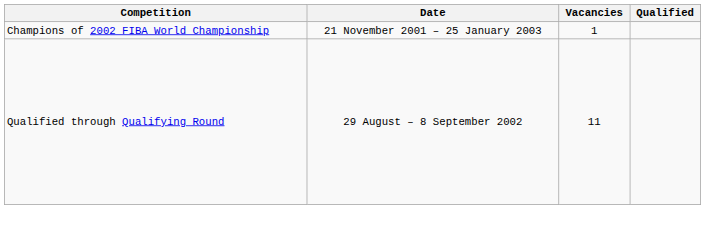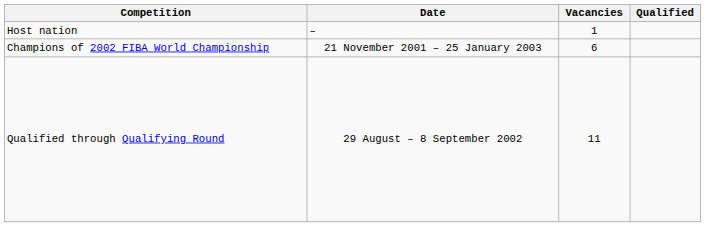+ row: (42, 30)
(594, 30) 1 -> (594, 48) 6
